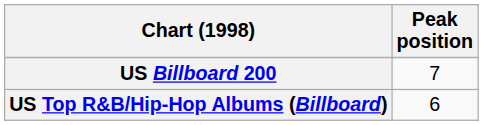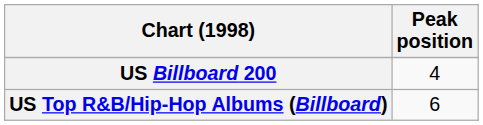(435, 73) 7 -> (435, 73) 4
